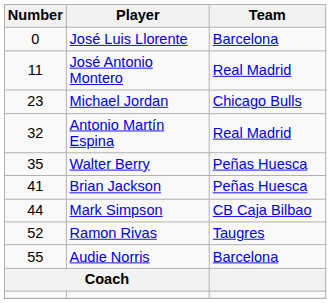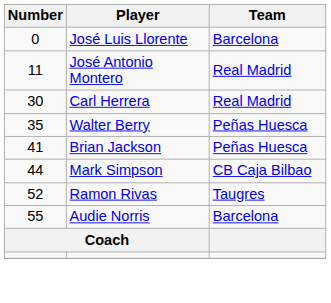- row: (35, 101)
+ row: (35, 101)
- row: (35, 132)
